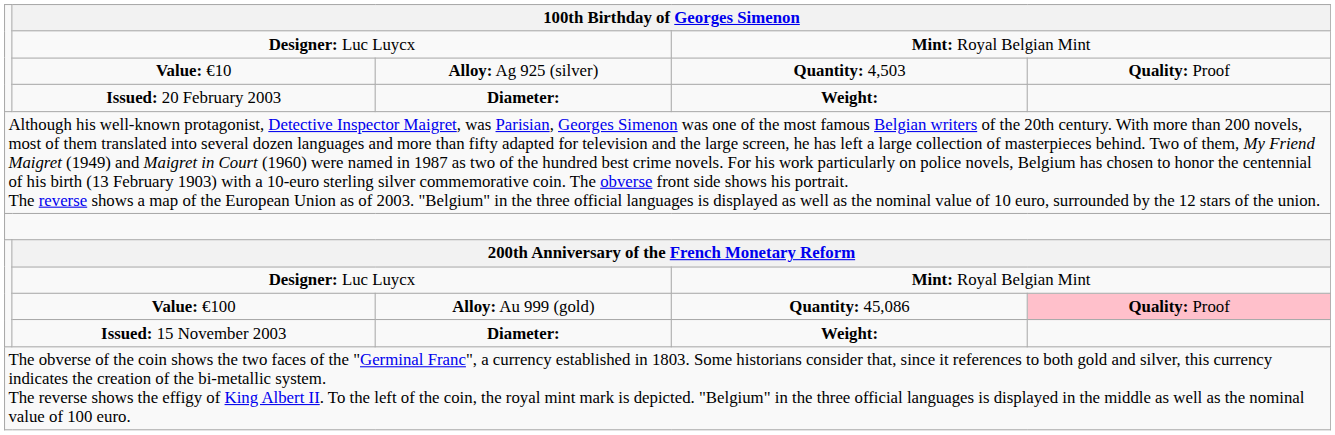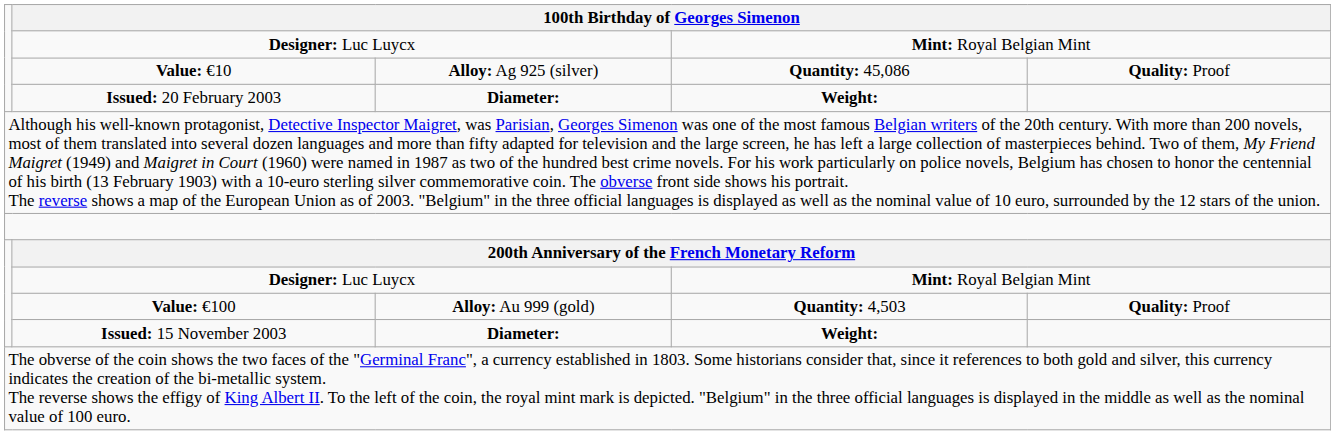(850, 71) Quantity: 4,503 -> (850, 71) Quantity: 45,086
(850, 306) Quantity: 45,086 -> (850, 306) Quantity: 4,503
(1179, 306) pink background -> (1179, 306) no background
